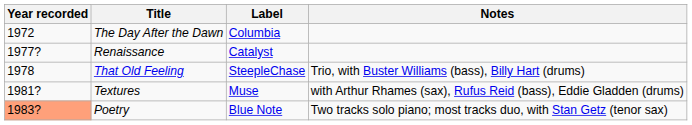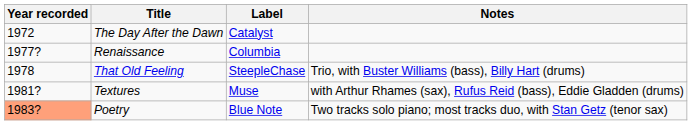(255, 33) Columbia -> (251, 33) Catalyst
(251, 52) Catalyst -> (255, 52) Columbia
